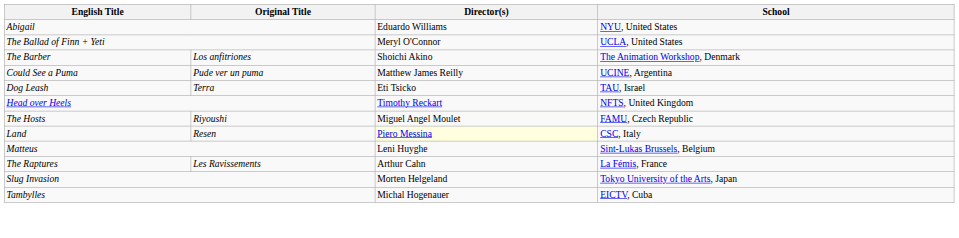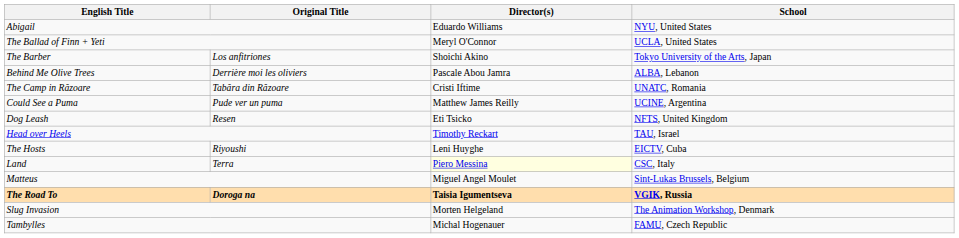(670, 57) The Animation Workshop, Denmark -> (703, 57) Tokyo University of the Arts, Japan
+ row: (50, 73)
+ row: (48, 88)
(204, 88) Terra -> (224, 118) Resen
(623, 88) TAU, Israel -> (681, 118) NFTS, United Kingdom
(647, 103) NFTS, United Kingdom -> (657, 133) TAU, Israel
(419, 118) Miguel Angel Moulet -> (458, 149) Leni Huyghe
(647, 118) FAMU, Czech Republic -> (660, 149) EICTV, Cuba
(205, 133) Resen -> (223, 164) Terra
(402, 149) Leni Huyghe -> (474, 179) Miguel Angel Moulet
- row: (32, 164)
+ row: (32, 194)
(669, 179) Tokyo University of the Arts, Japan -> (704, 210) The Animation Workshop, Denmark
(626, 194) EICTV, Cuba -> (681, 225) FAMU, Czech Republic
